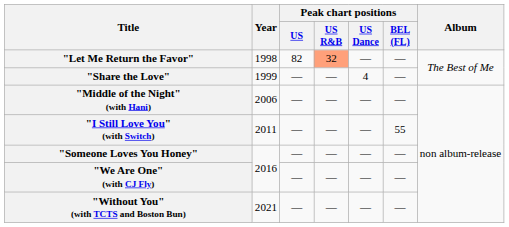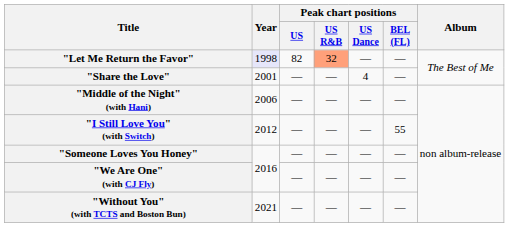(266, 58) no background -> (266, 58) lavender background
(266, 76) 1999 -> (266, 76) 2001
(266, 130) 2011 -> (266, 130) 2012
